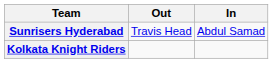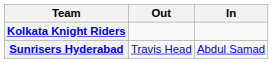rows swapped: (66, 31) <-> (66, 49)
